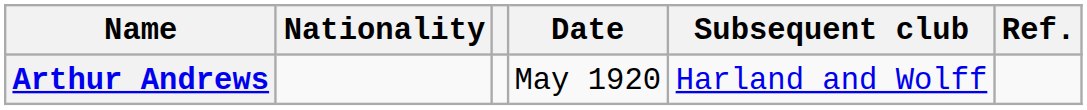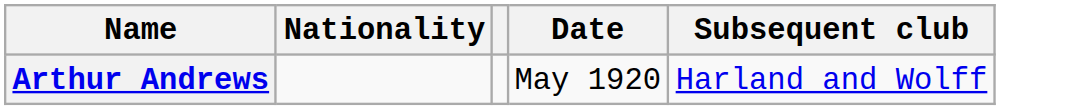- column: (1039, 30)
